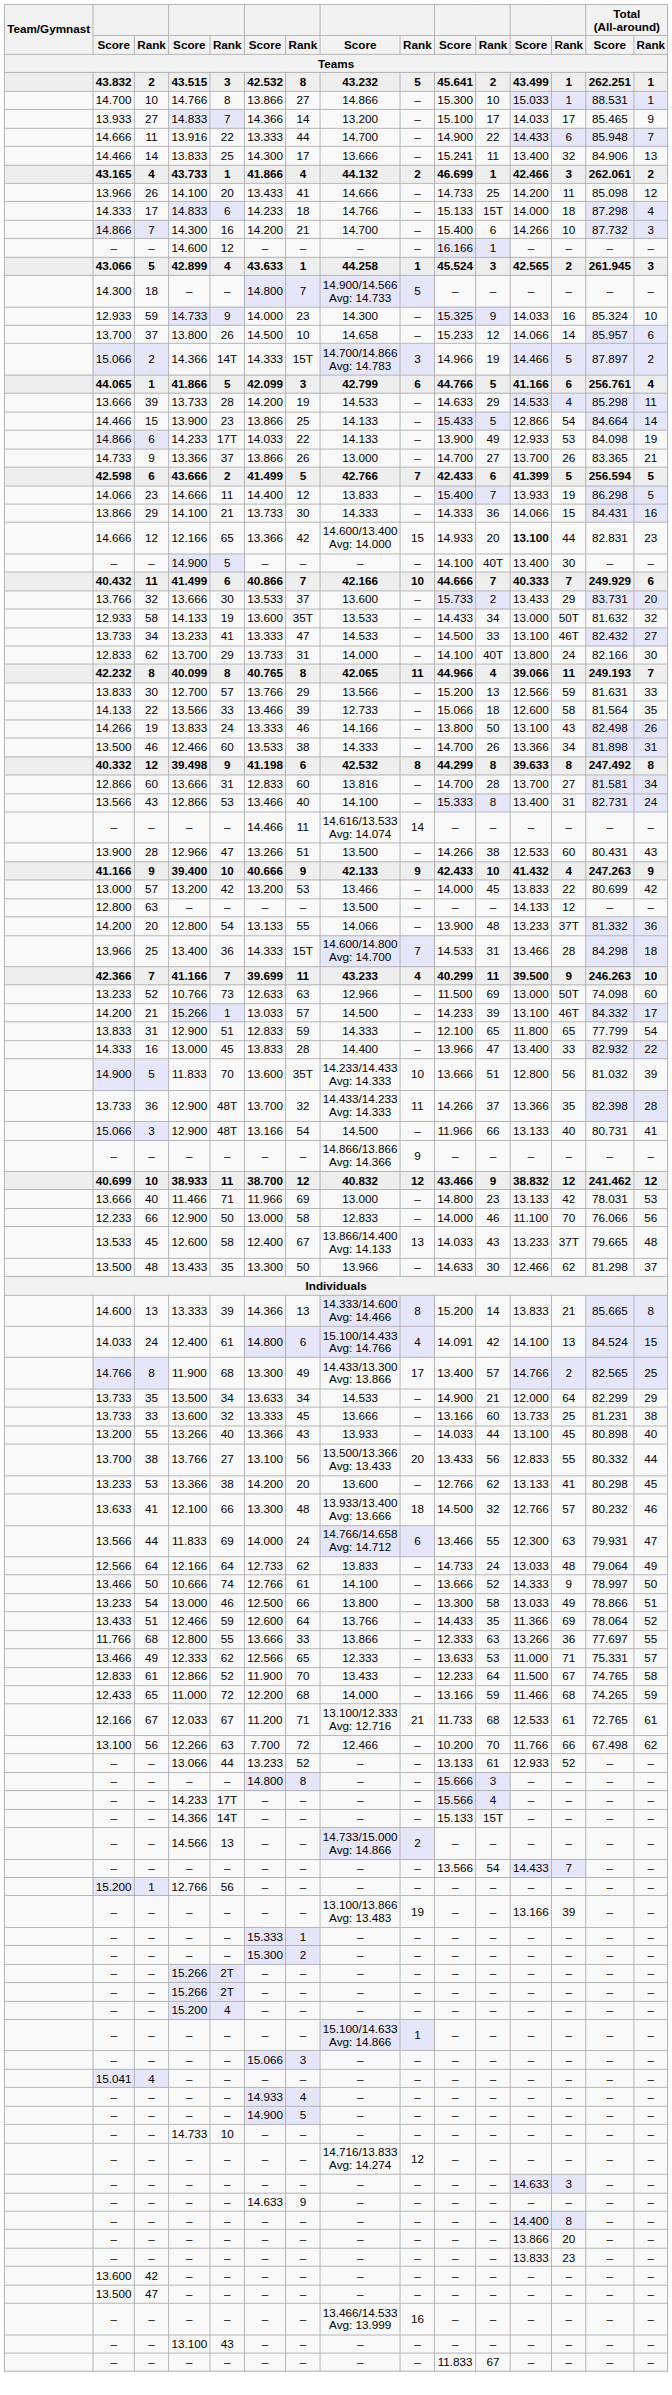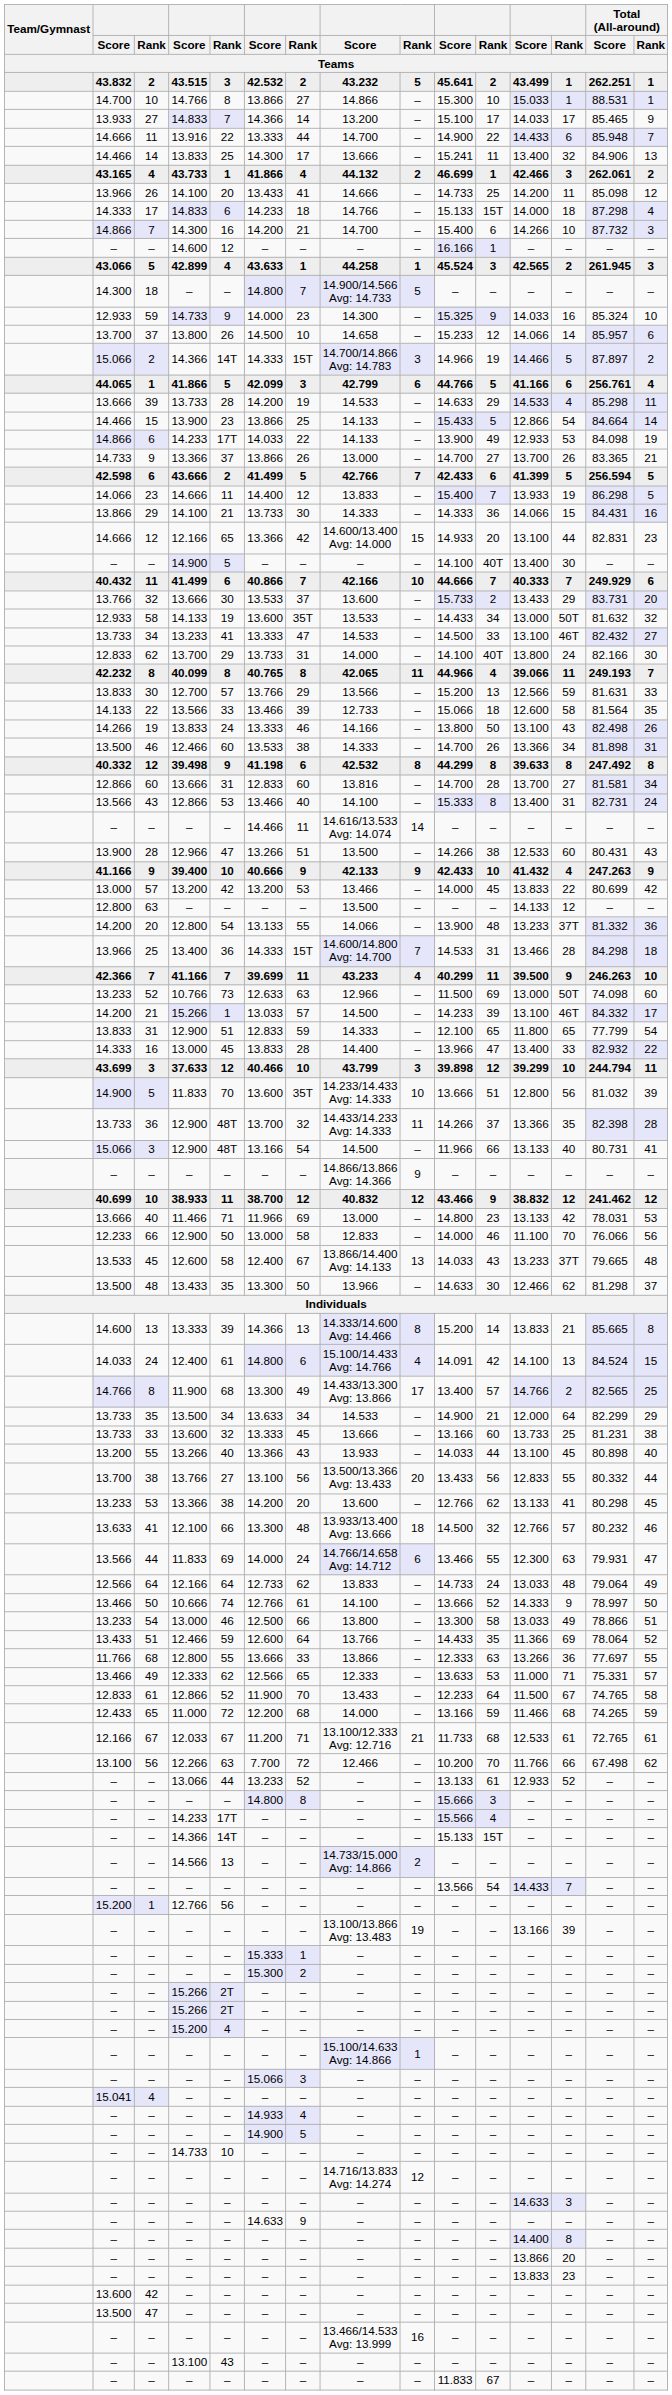(303, 81) 8 -> (303, 81) 2
(531, 538) bold -> (531, 538) normal
+ row: (151, 1068)
